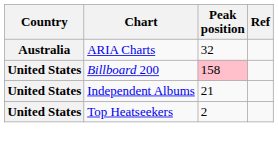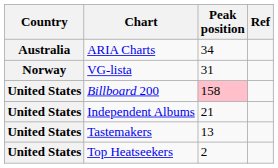(207, 49) 32 -> (207, 49) 34
+ row: (109, 70)
+ row: (119, 132)
